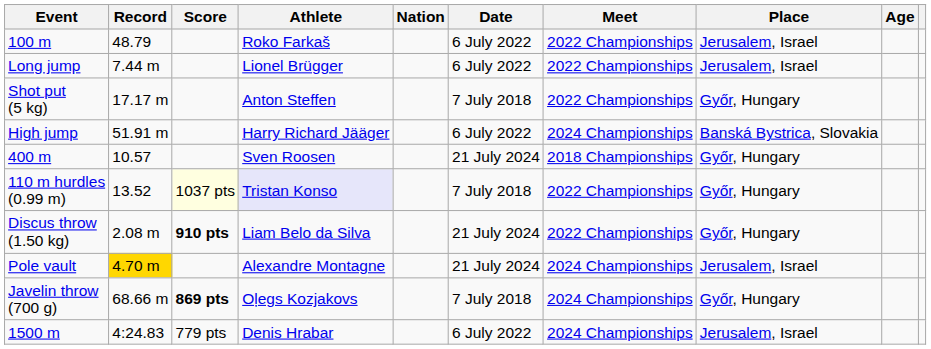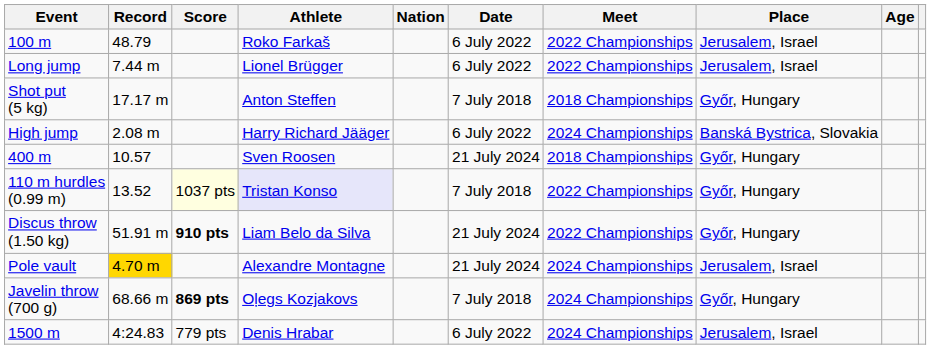(620, 99) 2022 Championships -> (620, 99) 2018 Championships
(140, 132) 51.91 m -> (136, 132) 2.08 m
(136, 232) 2.08 m -> (140, 232) 51.91 m
